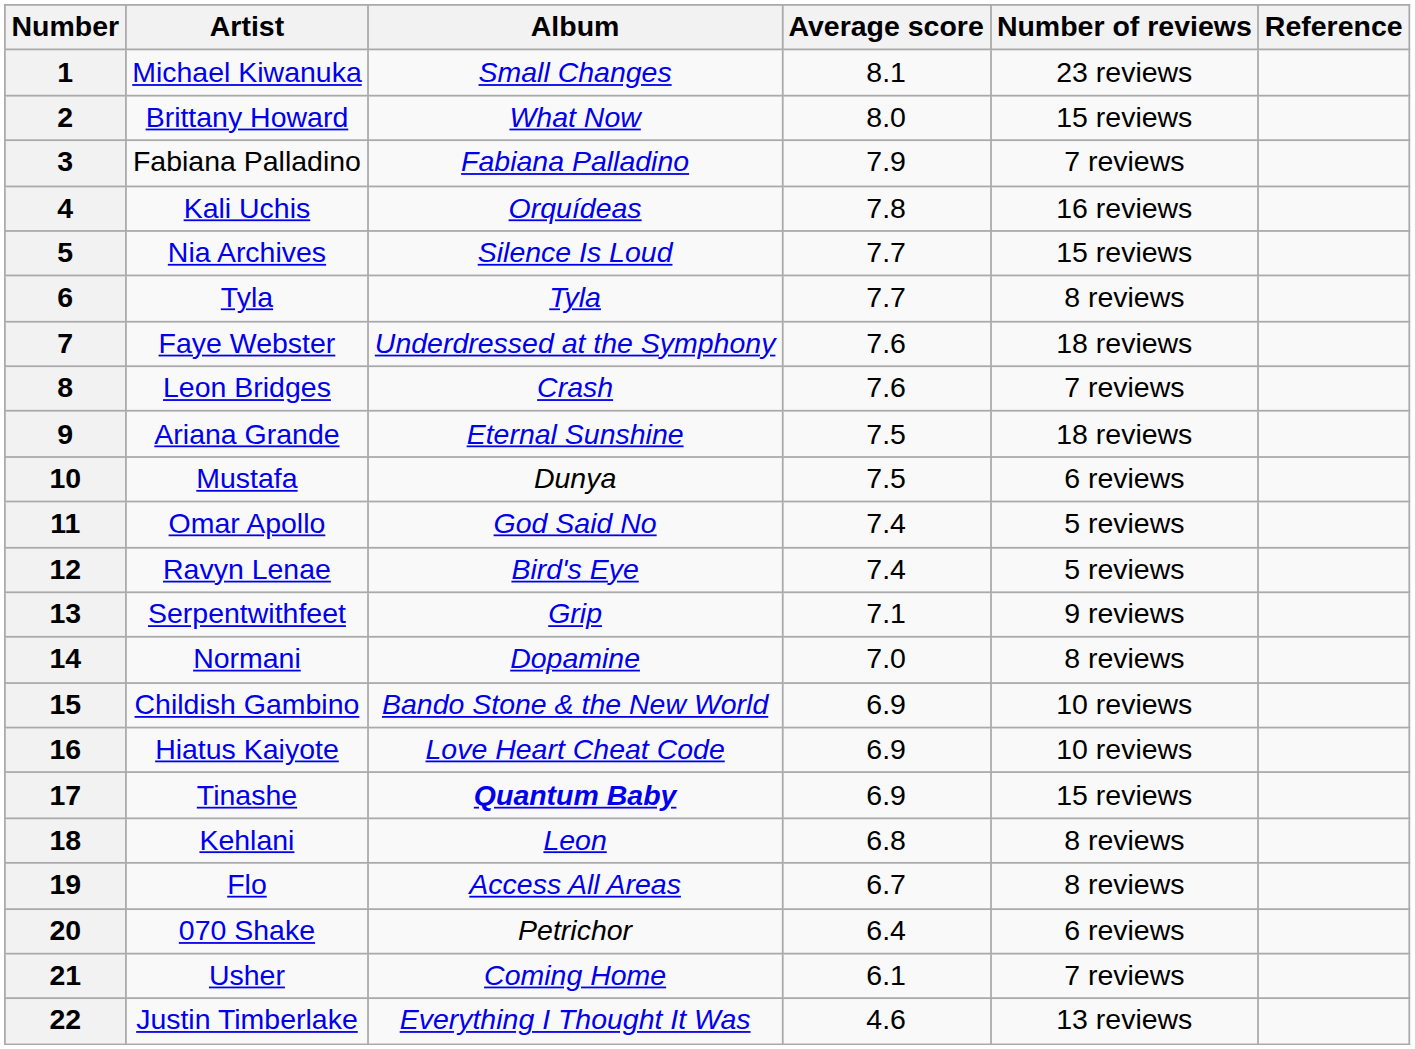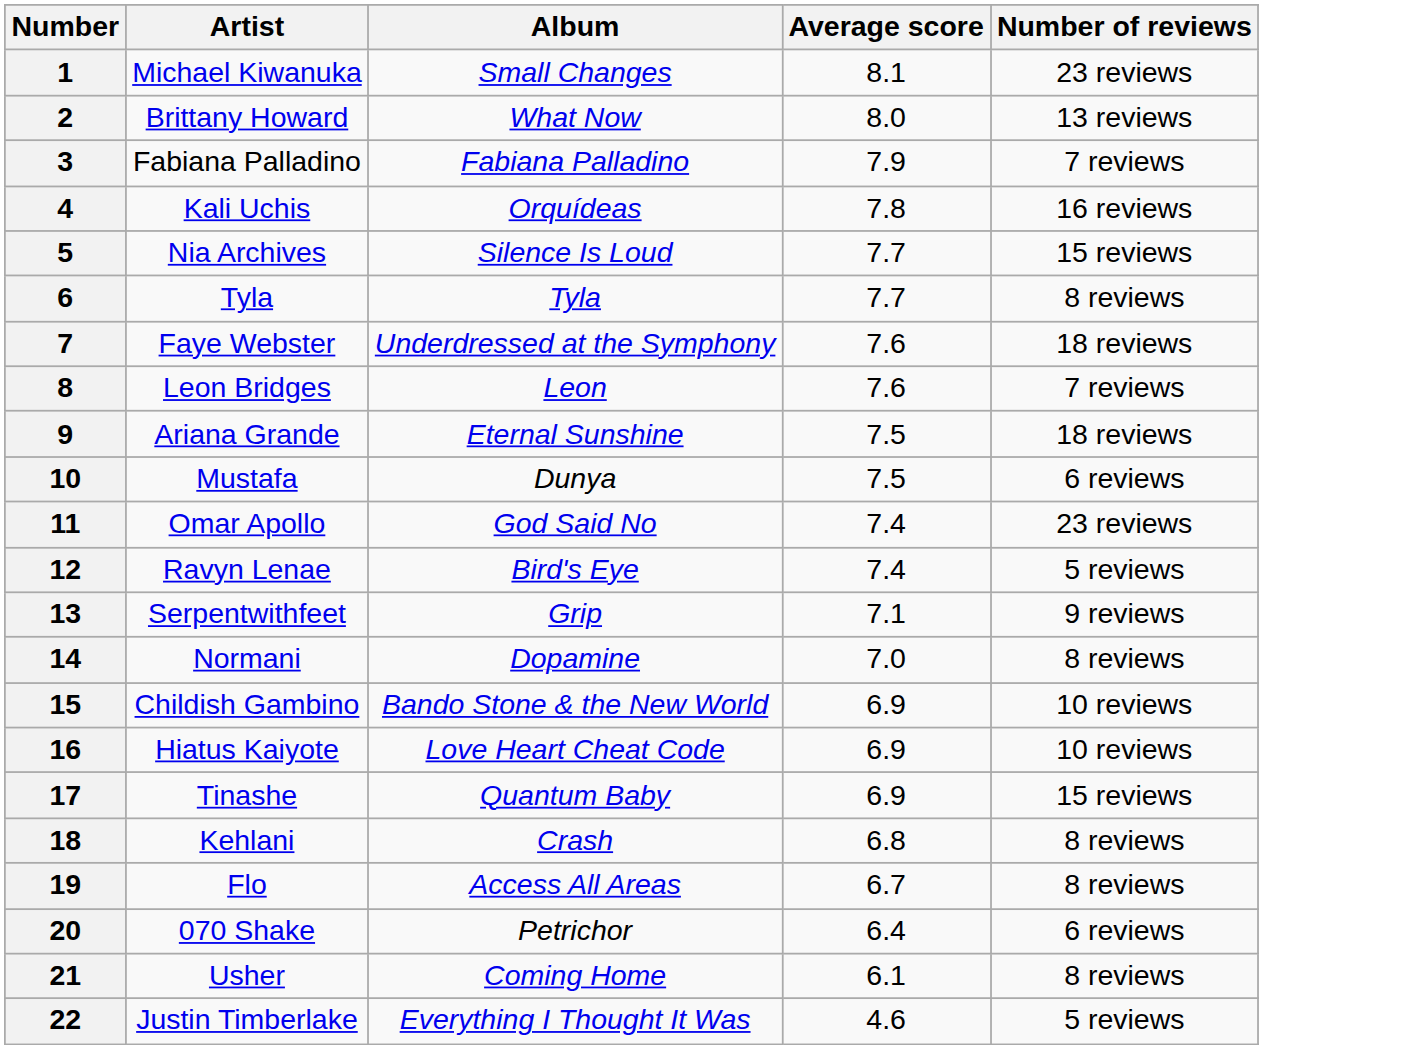- column: (1334, 27)
(1124, 117) 15 reviews -> (1124, 117) 13 reviews
(575, 388) Crash -> (575, 388) Leon
(1124, 523) 5 reviews -> (1124, 523) 23 reviews
(575, 794) bold -> (575, 794) normal
(575, 840) Leon -> (575, 840) Crash
(1124, 975) 7 reviews -> (1124, 975) 8 reviews
(1124, 1020) 13 reviews -> (1124, 1020) 5 reviews
